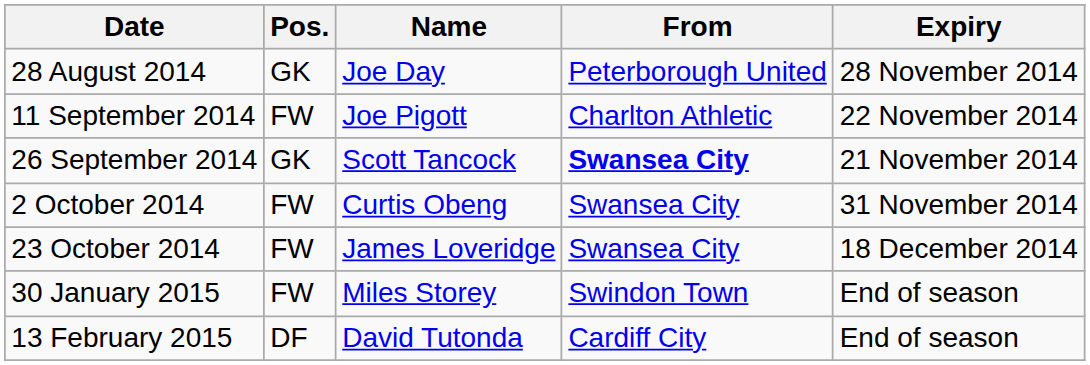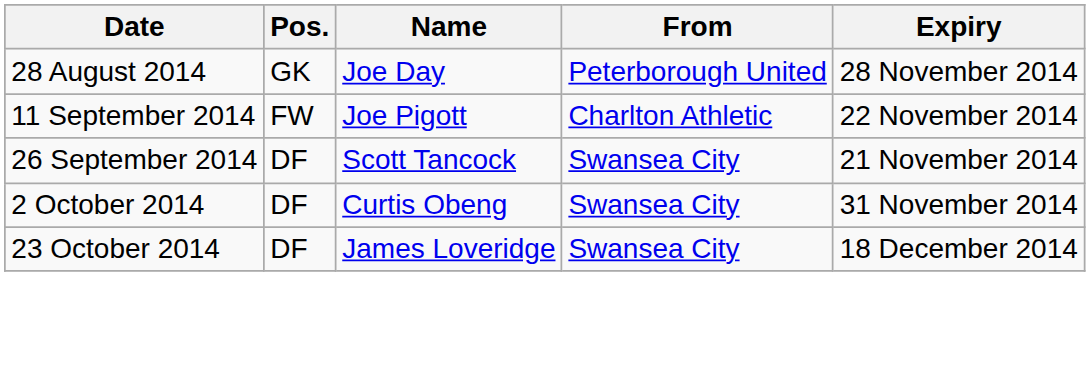(290, 159) GK -> (289, 159) DF
(659, 159) bold -> (654, 159) normal
(292, 204) FW -> (289, 204) DF
(292, 248) FW -> (289, 248) DF
- row: (116, 293)
- row: (122, 337)
